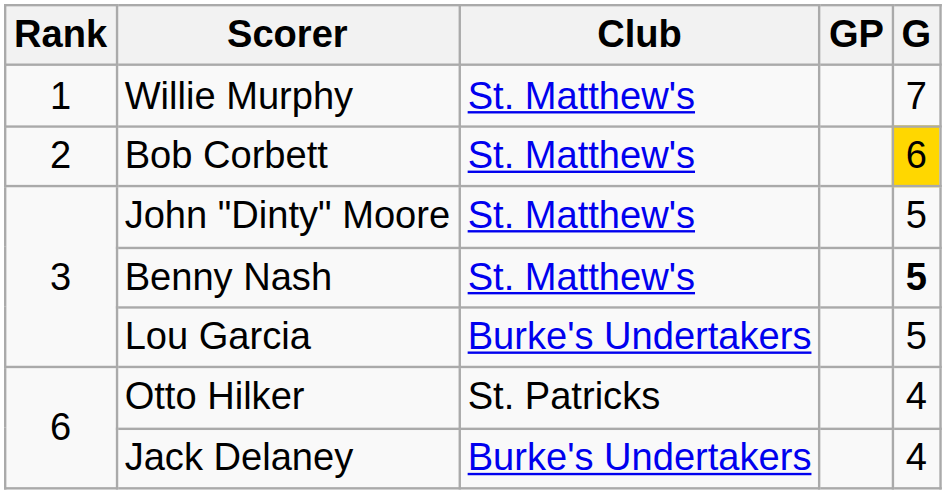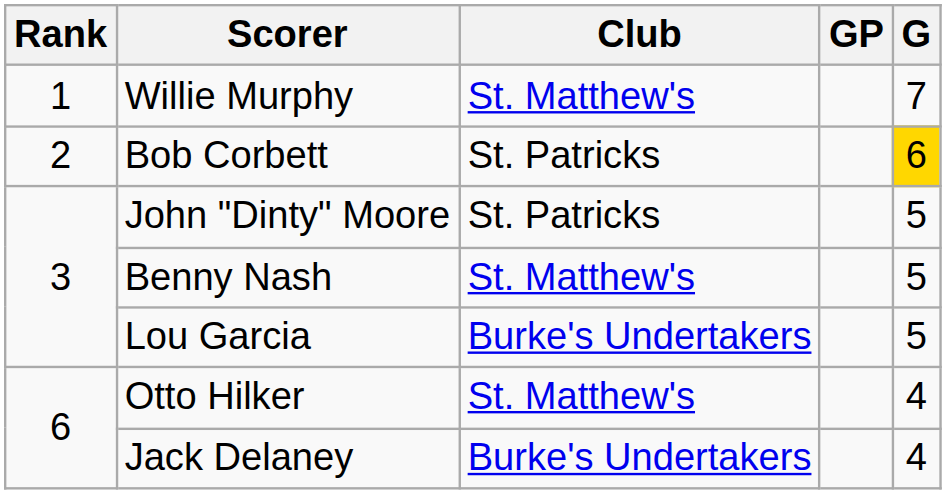(581, 155) St. Matthew's -> (564, 155) St. Patricks
(581, 215) St. Matthew's -> (564, 215) St. Patricks
(916, 276) bold -> (916, 276) normal
(564, 397) St. Patricks -> (581, 397) St. Matthew's
